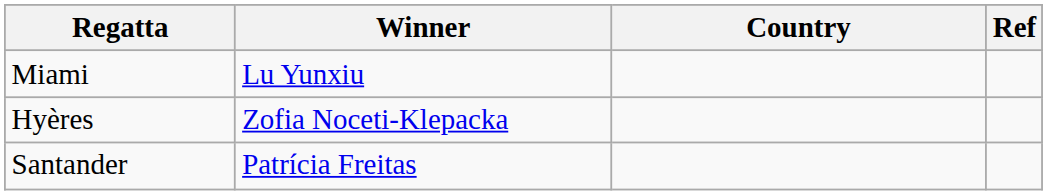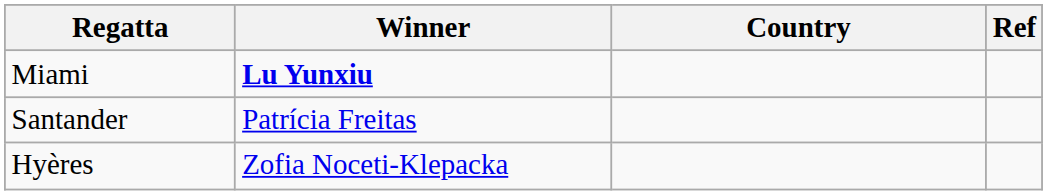(303, 73) normal -> (307, 73) bold
rows swapped: (53, 119) <-> (69, 165)
